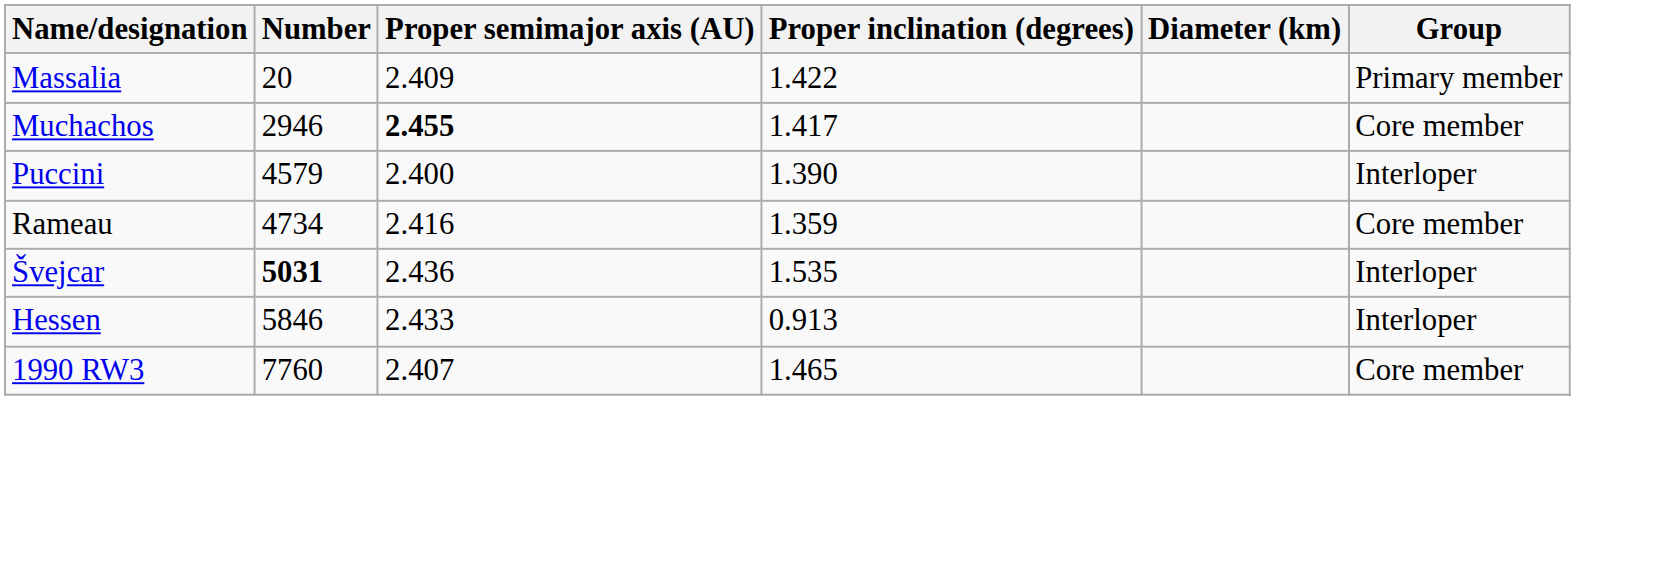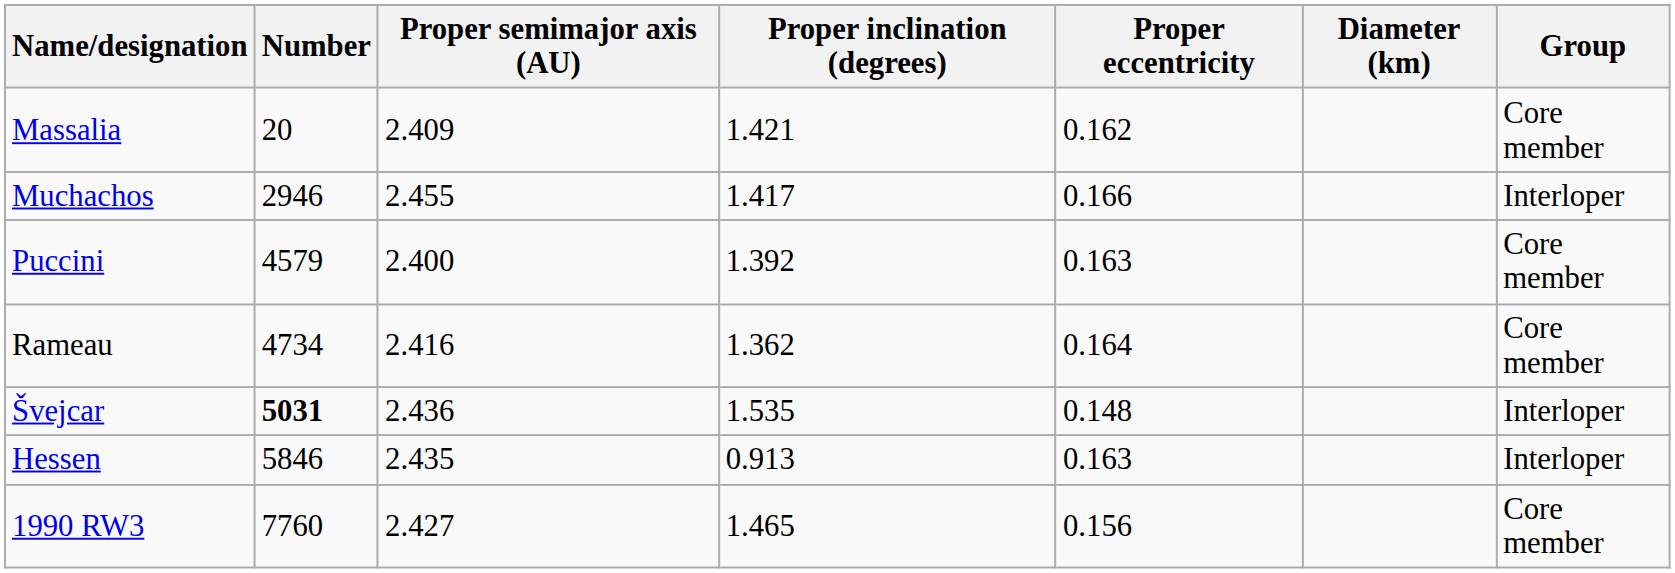+ column: (1179, 46)
(803, 77) 1.422 -> (760, 129) 1.421
(1459, 77) Primary member -> (1554, 129) Core member
(420, 126) bold -> (420, 195) normal
(1439, 126) Core member -> (1564, 195) Interloper
(803, 175) 1.390 -> (760, 261) 1.392
(1416, 175) Interloper -> (1554, 261) Core member
(803, 223) 1.359 -> (760, 344) 1.362
(420, 321) 2.433 -> (420, 459) 2.435
(420, 369) 2.407 -> (420, 525) 2.427
